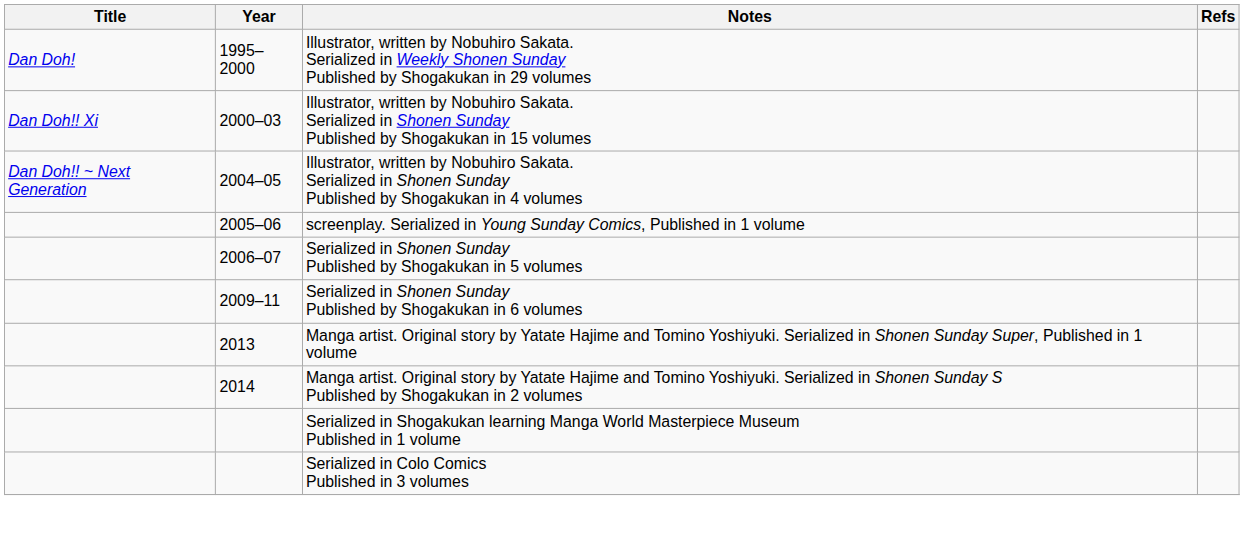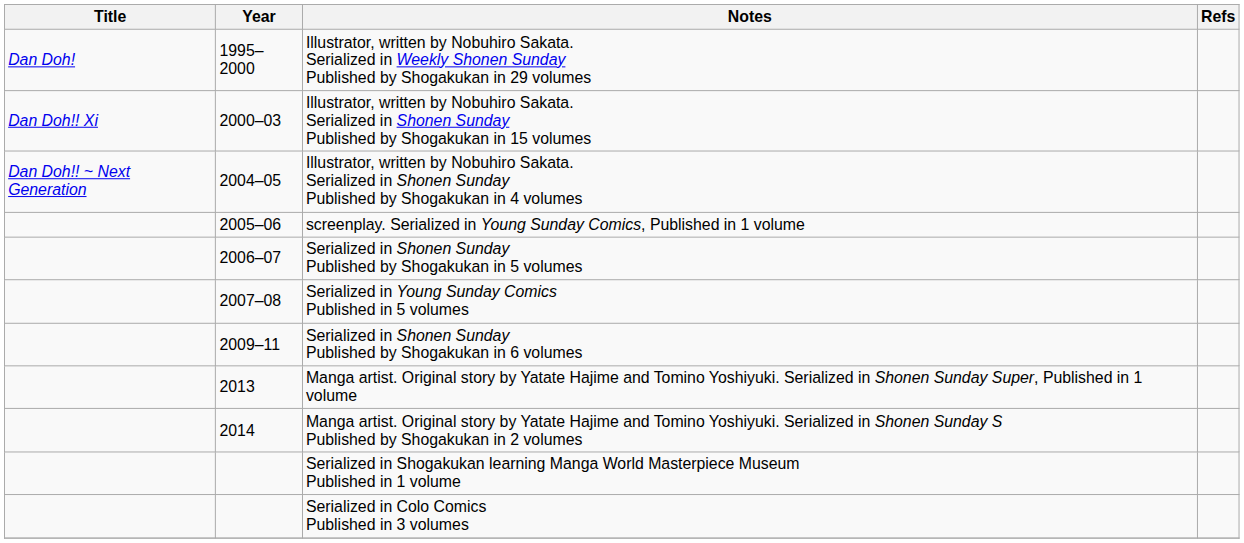+ row: (431, 301)
